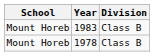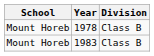rows swapped: (85, 43) <-> (85, 28)
